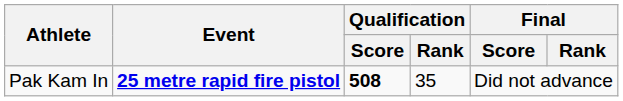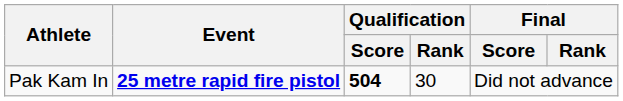(365, 80) 508 -> (365, 80) 504
(426, 80) 35 -> (426, 80) 30
